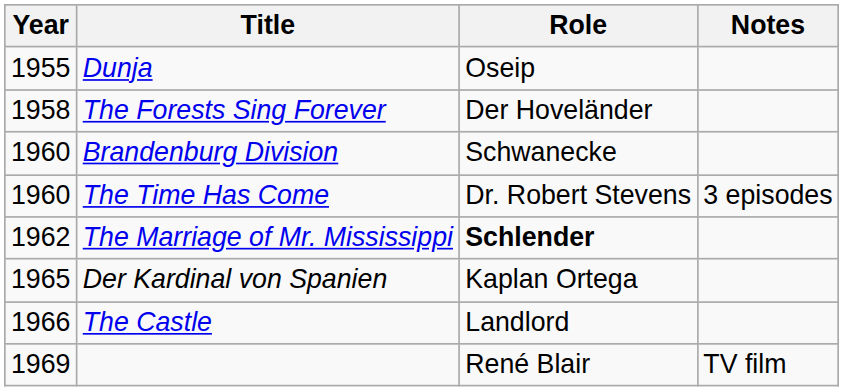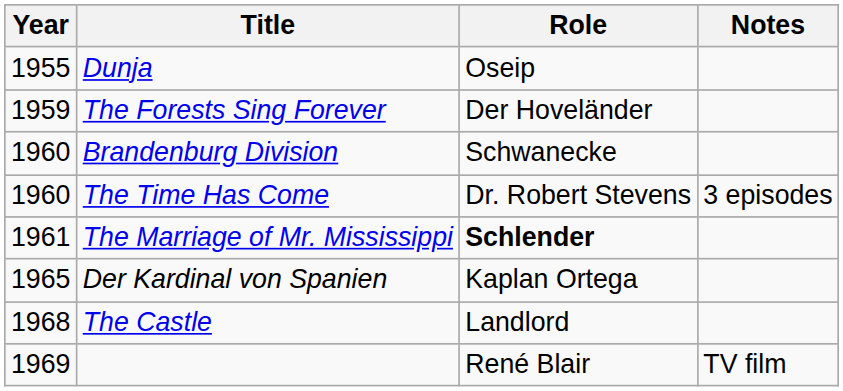(41, 110) 1958 -> (41, 110) 1959
(41, 237) 1962 -> (41, 237) 1961
(41, 322) 1966 -> (41, 322) 1968
